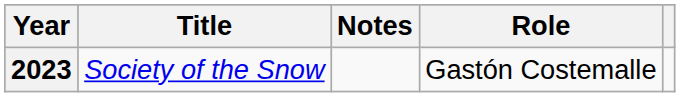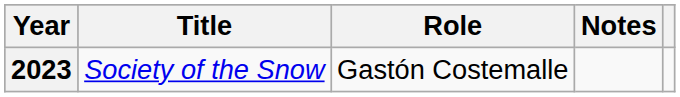columns swapped: (541, 26) <-> (375, 26)
